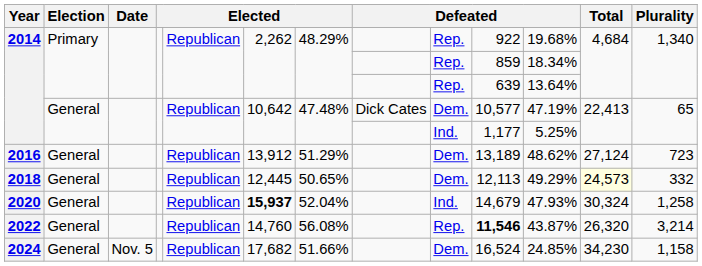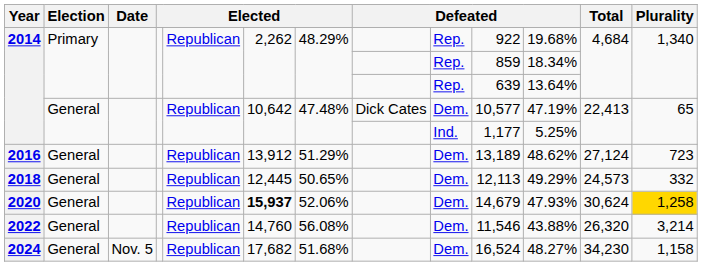(606, 179) lightyellow background -> (606, 179) no background
(324, 202) 52.04% -> (324, 202) 52.06%
(446, 202) Ind. -> (451, 202) Dem.
(606, 202) 30,324 -> (606, 202) 30,624
(675, 202) no background -> (675, 202) gold background
(449, 226) Rep. -> (451, 226) Dem.
(498, 226) bold -> (498, 226) normal
(552, 226) 43.87% -> (552, 226) 43.88%
(324, 249) 51.66% -> (324, 249) 51.68%
(552, 249) 24.85% -> (552, 249) 48.27%
